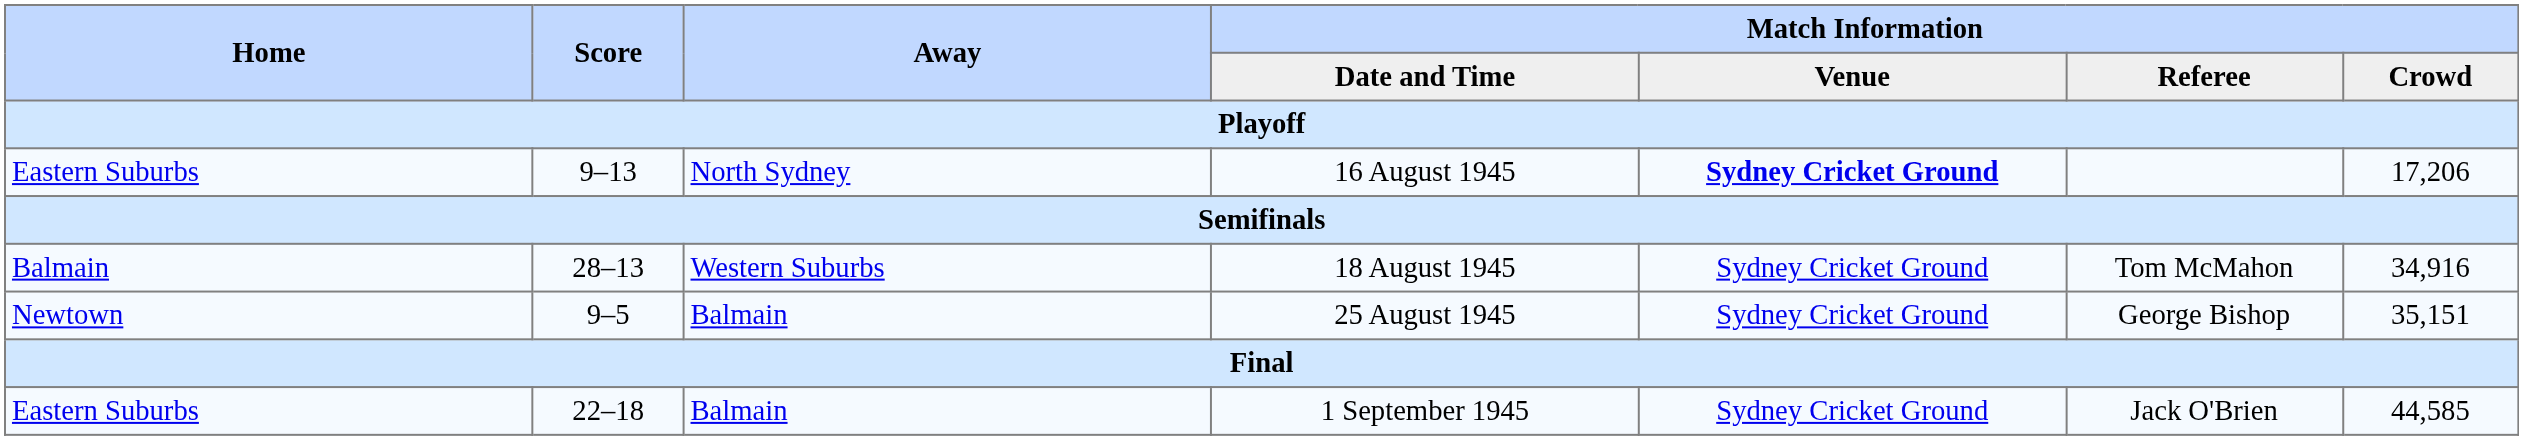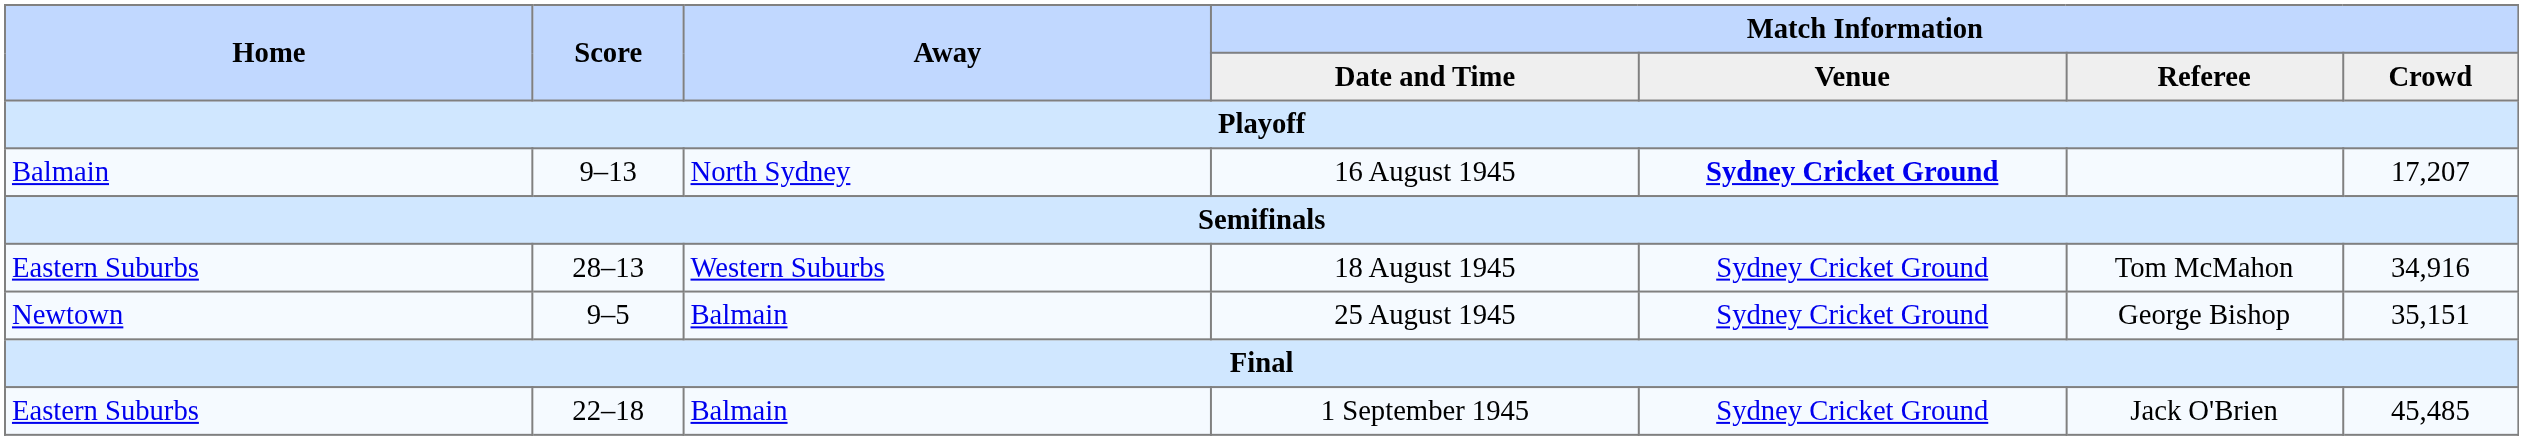(105, 171) Eastern Suburbs -> (60, 171) Balmain
(2430, 171) 17,206 -> (2430, 171) 17,207
(60, 267) Balmain -> (105, 267) Eastern Suburbs
(2430, 410) 44,585 -> (2430, 410) 45,485
